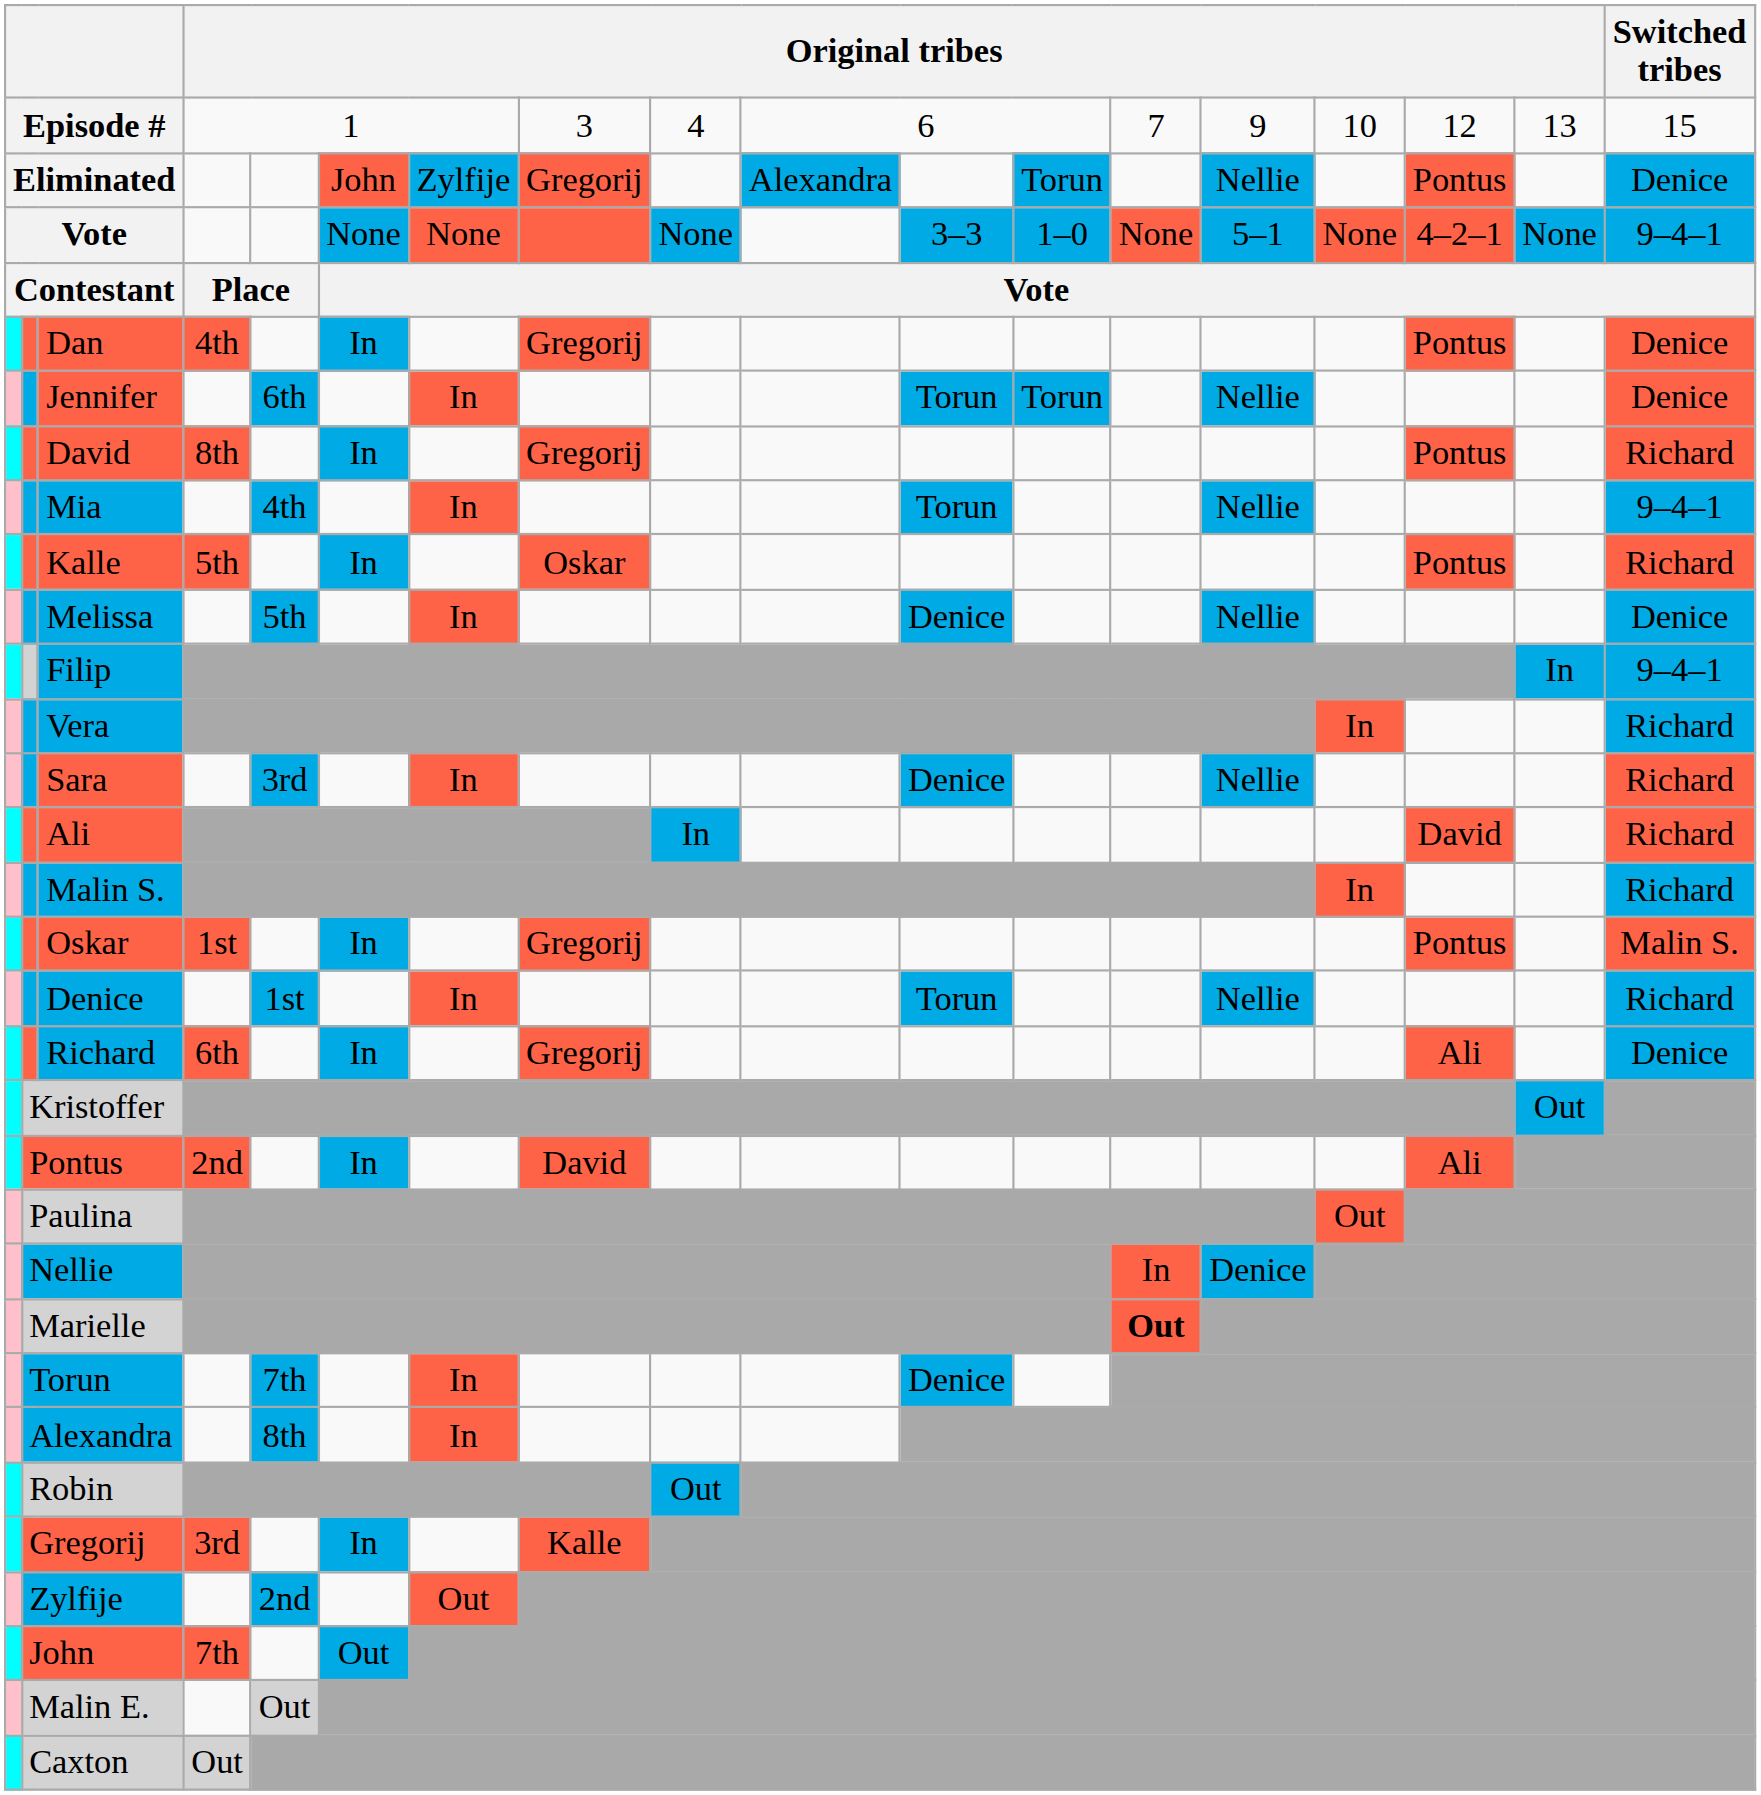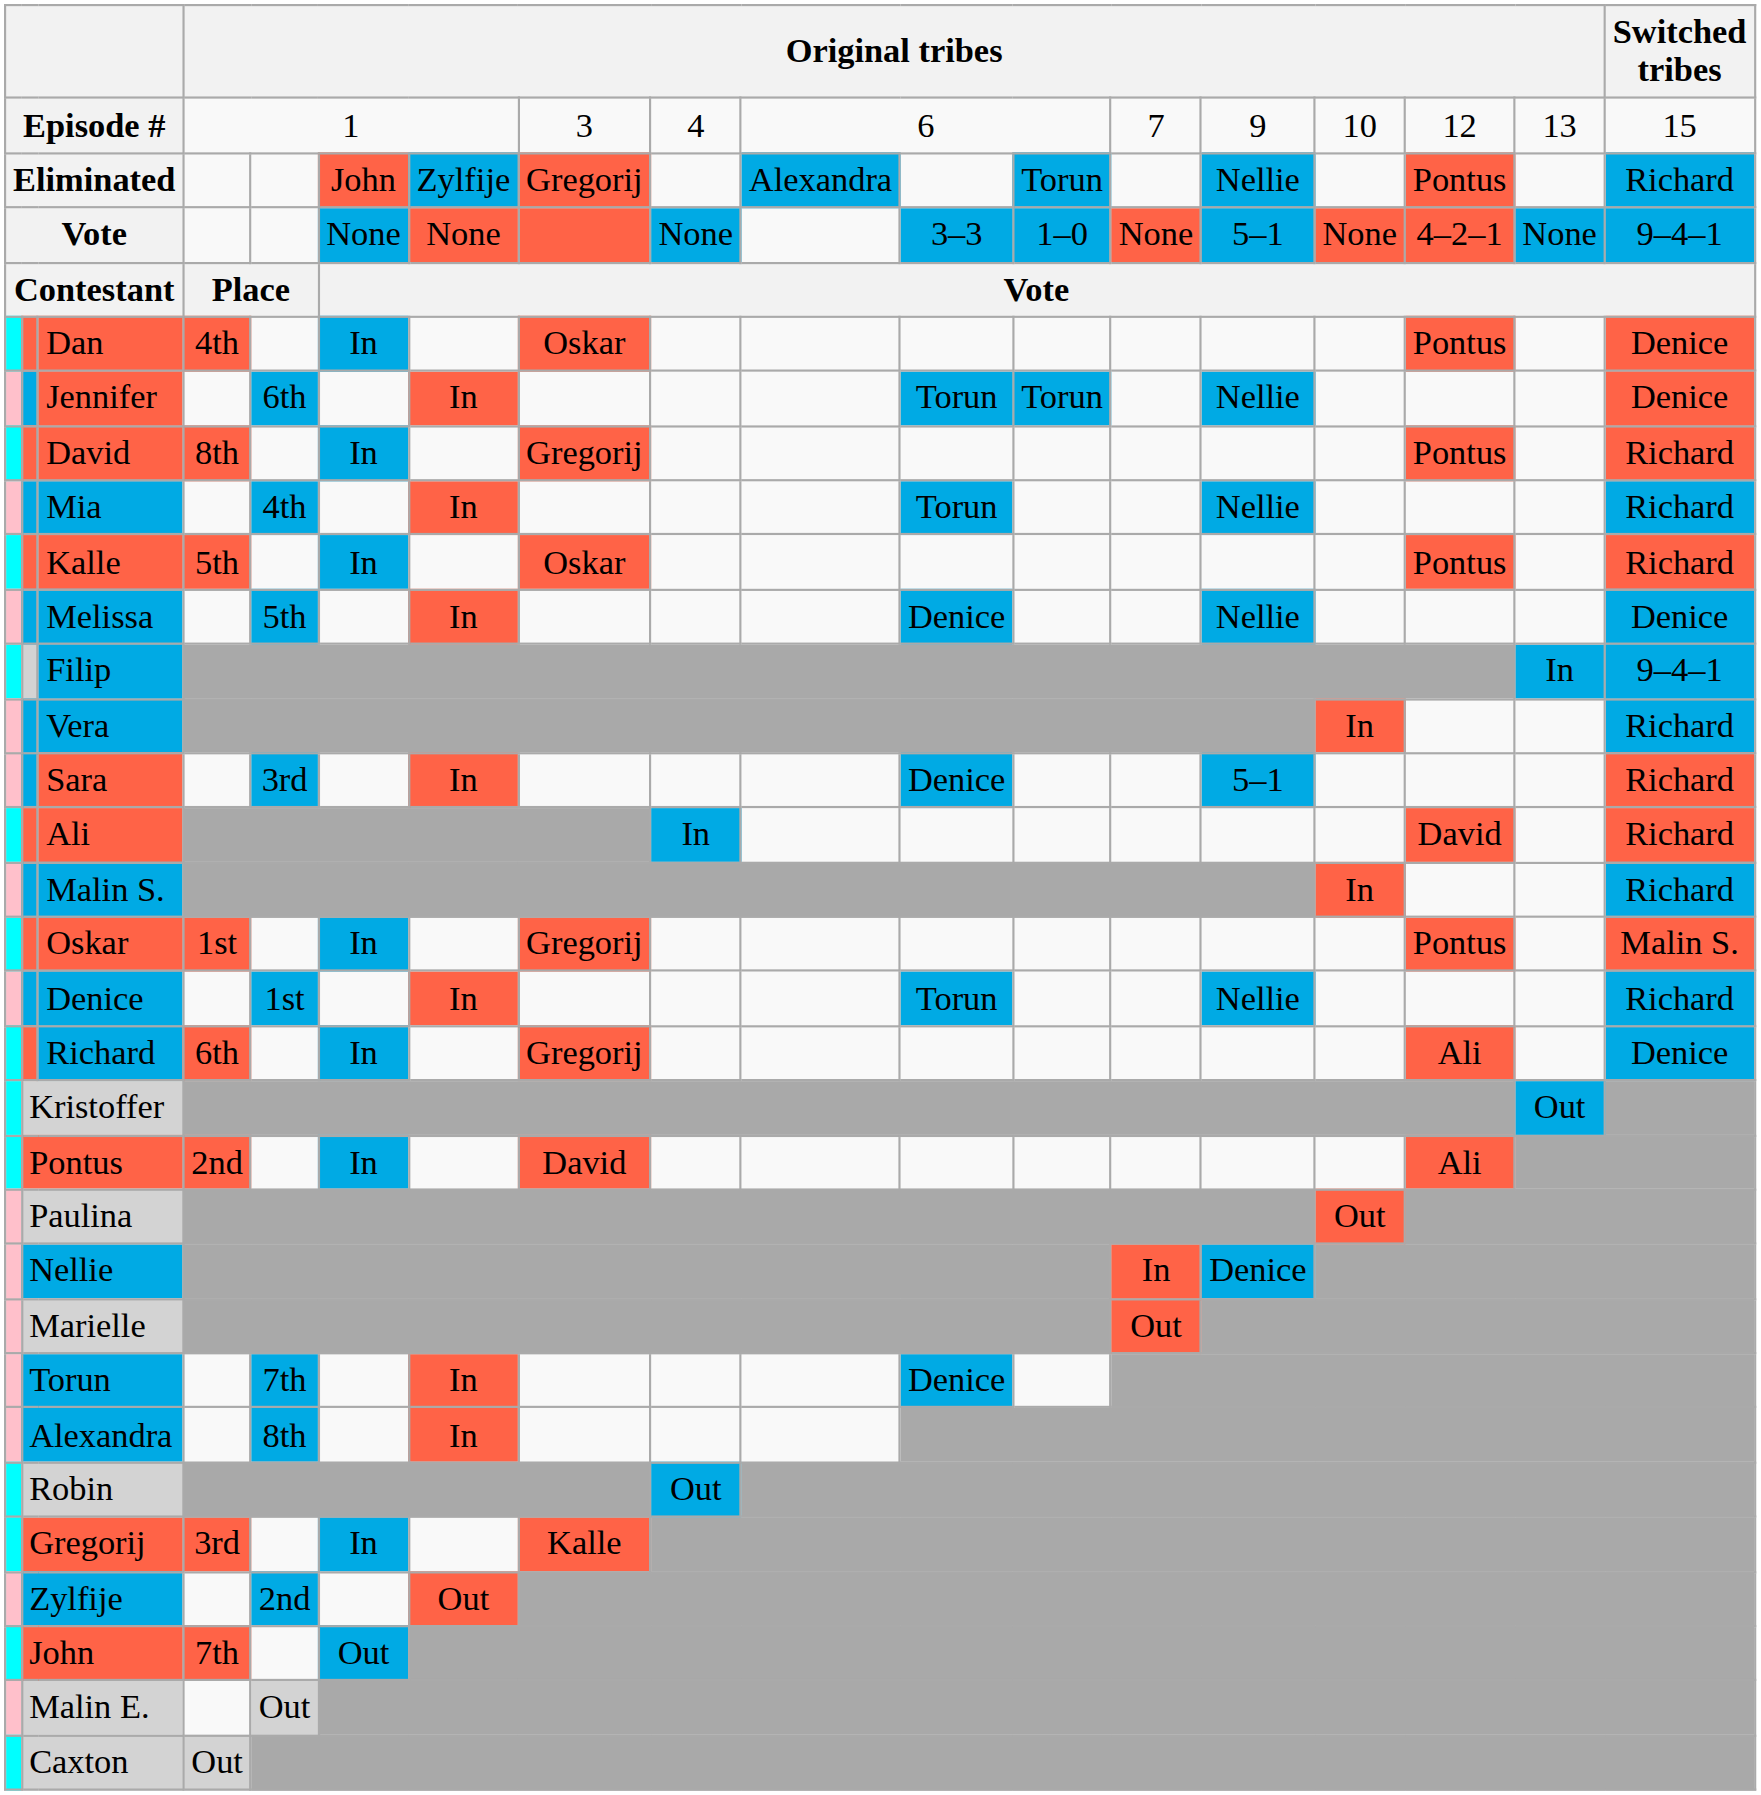(1680, 179) Denice -> (1680, 179) Richard
(584, 343) Gregorij -> (584, 343) Oskar
(1680, 506) 9–4–1 -> (1680, 506) Richard
(1258, 779) Nellie -> (1258, 779) 5–1
(1156, 1325) bold -> (1156, 1325) normal
